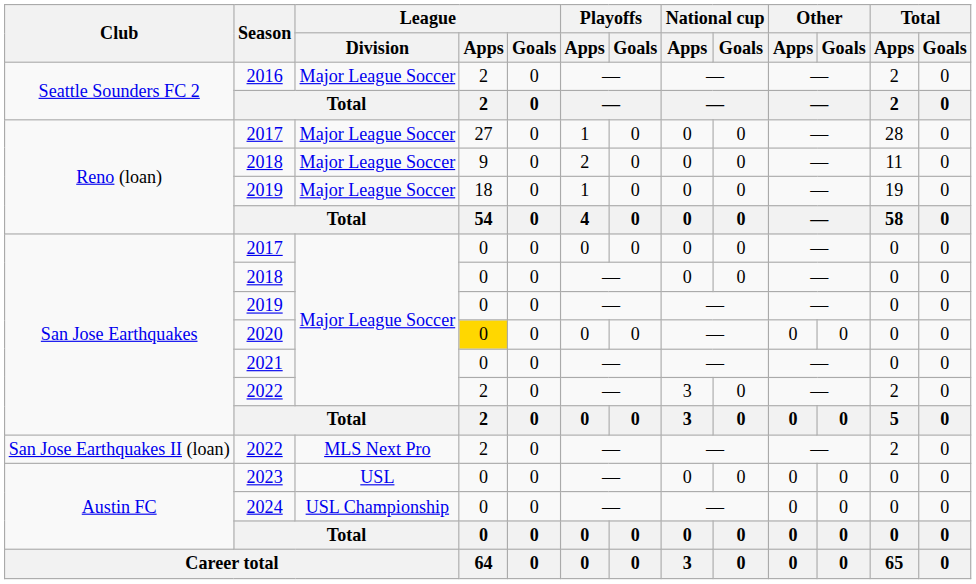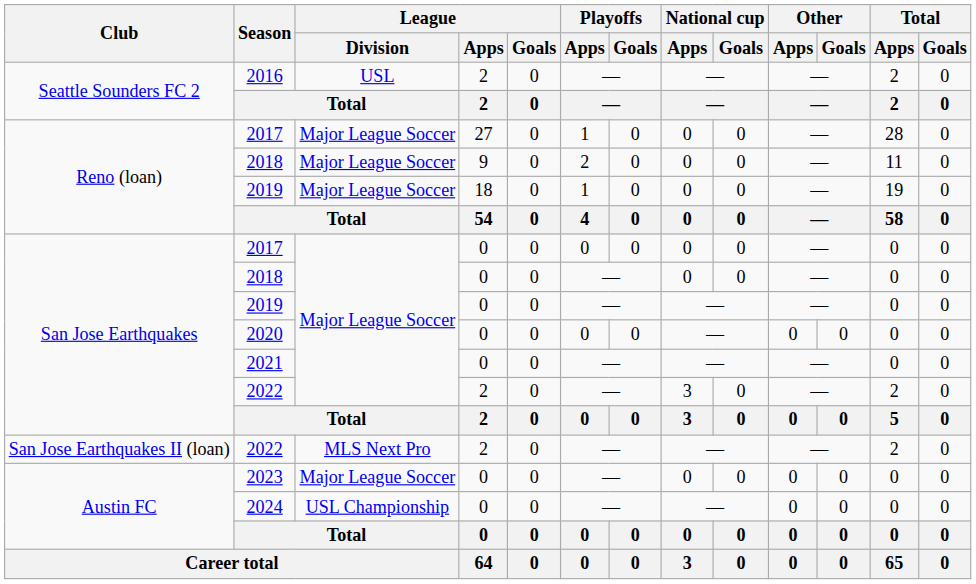(377, 76) Major League Soccer -> (377, 76) USL
(484, 334) gold background -> (484, 334) no background
(377, 477) USL -> (377, 477) Major League Soccer
